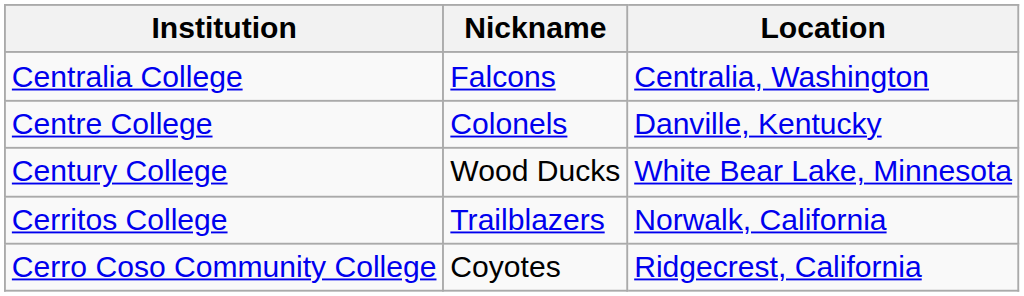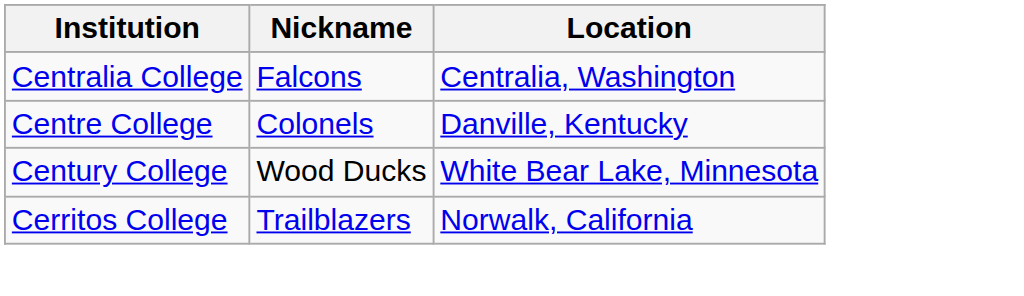- row: (224, 266)
